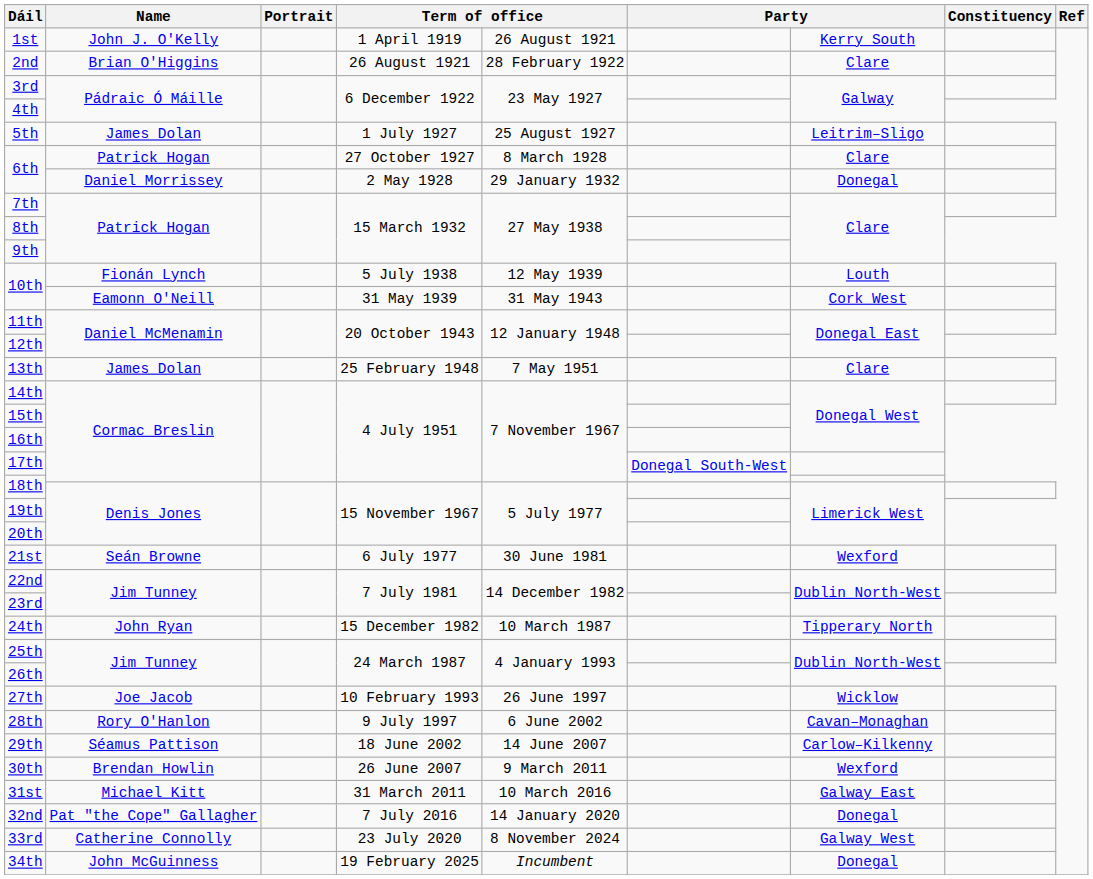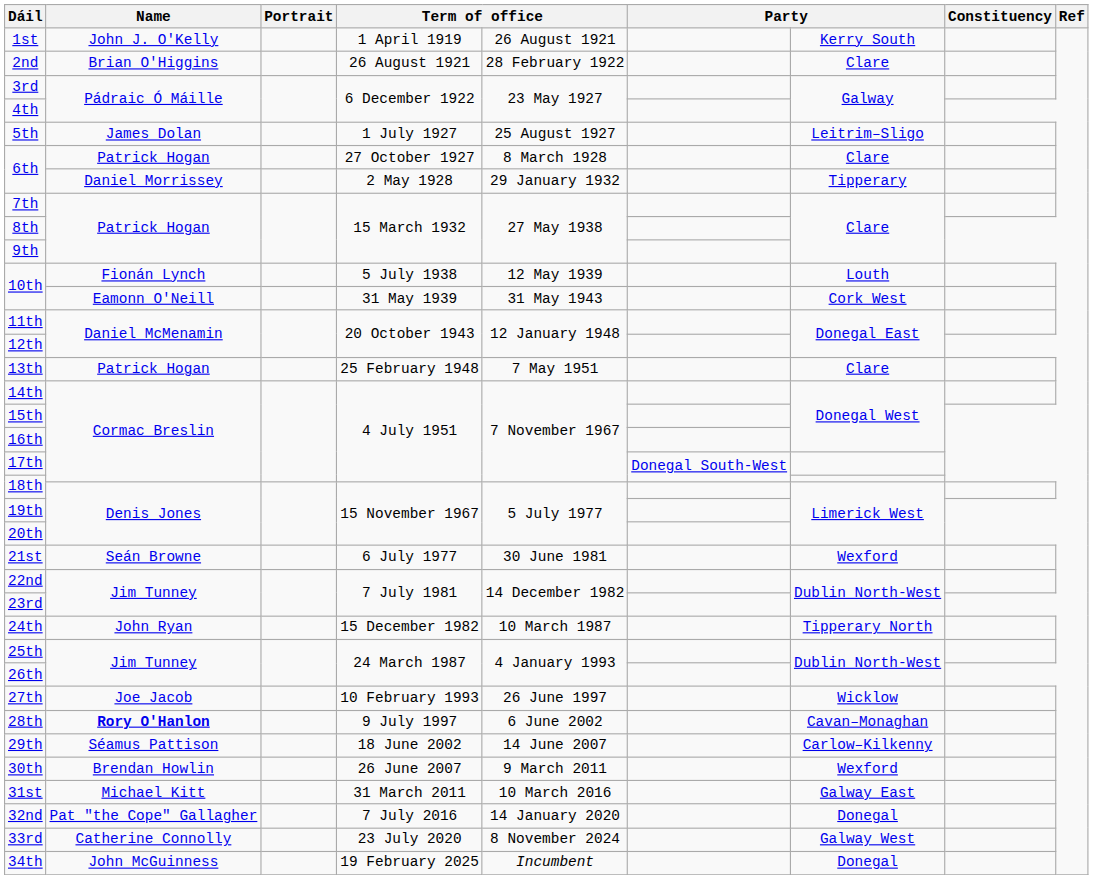(868, 181) Donegal -> (868, 181) Tipperary
(153, 369) James Dolan -> (153, 369) Patrick Hogan
(153, 722) normal -> (153, 722) bold
